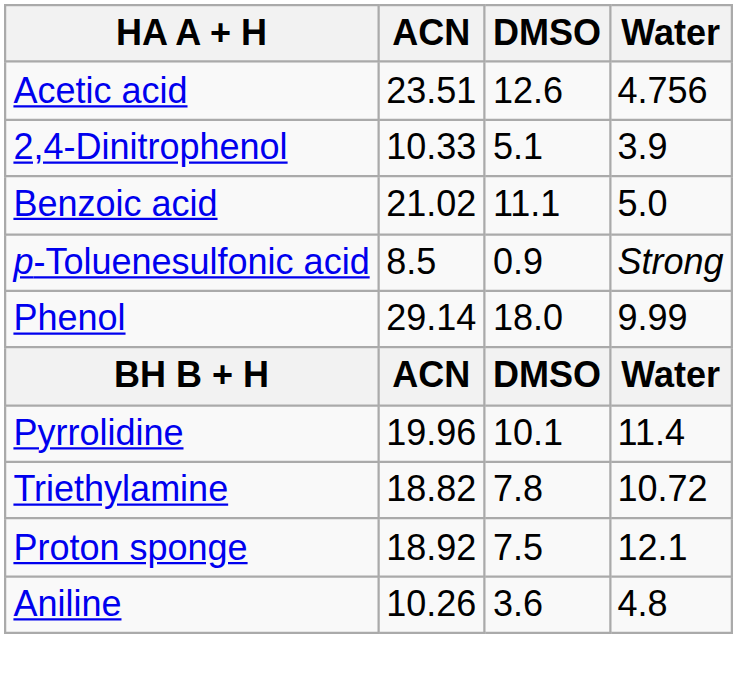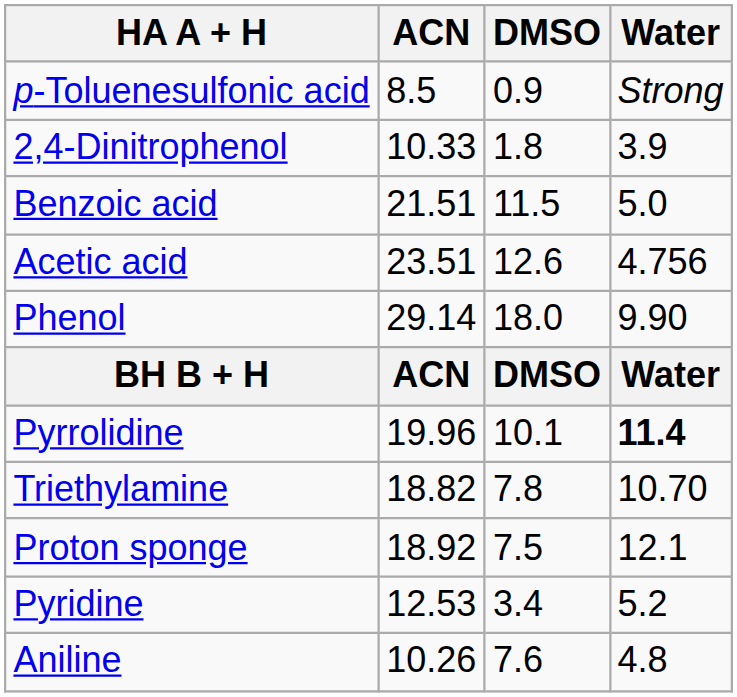rows swapped: (192, 261) <-> (100, 90)
(518, 147) 5.1 -> (518, 147) 1.8
(431, 204) 21.02 -> (431, 204) 21.51
(527, 204) 11.1 -> (527, 204) 11.5
(653, 318) 9.99 -> (653, 318) 9.90
(651, 432) normal -> (652, 432) bold
(663, 489) 10.72 -> (663, 489) 10.70
+ row: (78, 603)
(518, 603) 3.6 -> (518, 661) 7.6
